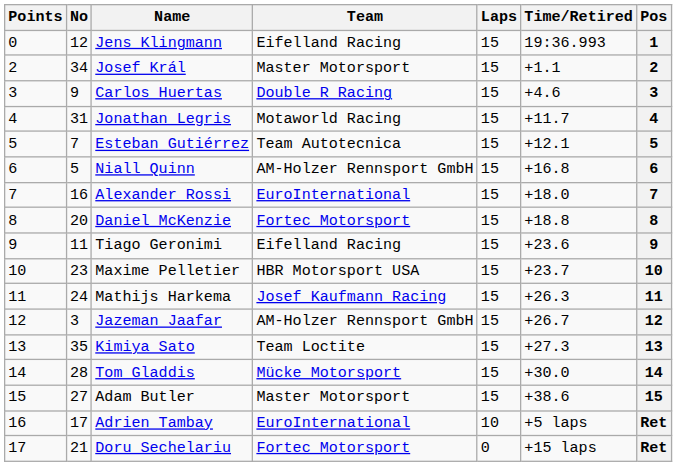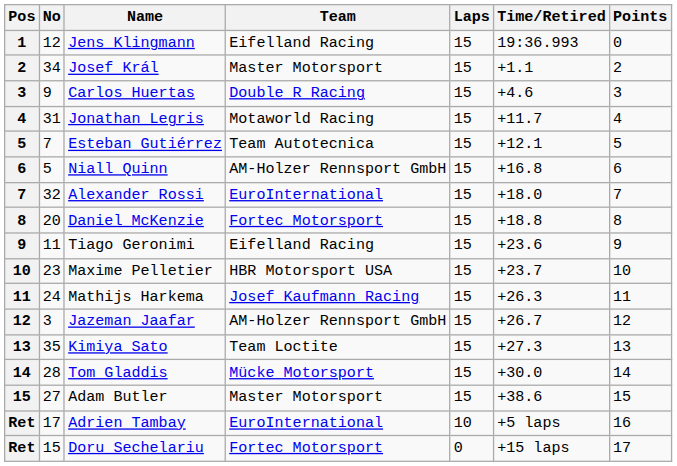columns swapped: (654, 17) <-> (35, 17)
(79, 195) 16 -> (52, 195) 32
(79, 448) 21 -> (52, 448) 15
